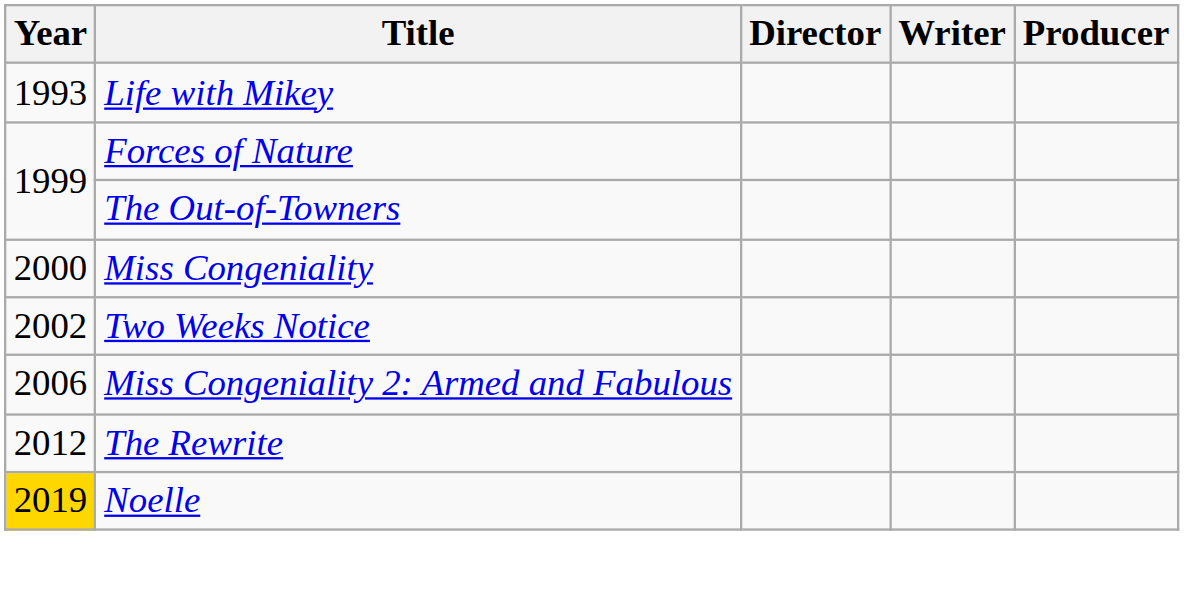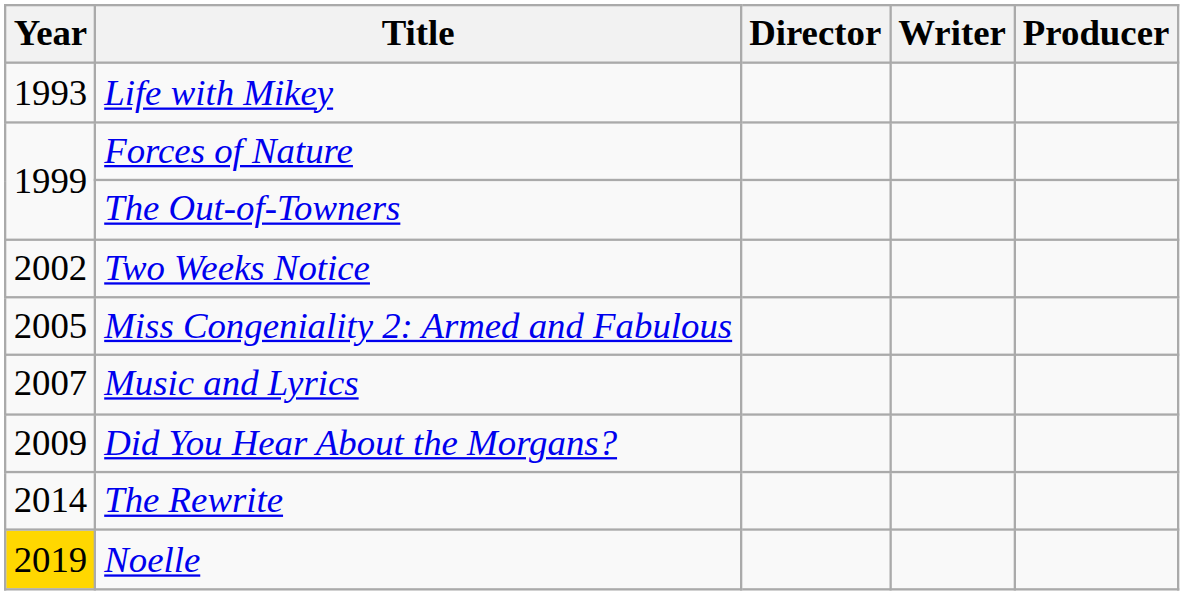- row: (239, 267)
(50, 383) 2006 -> (50, 325) 2005
+ row: (231, 383)
+ row: (361, 442)
(50, 442) 2012 -> (50, 500) 2014
